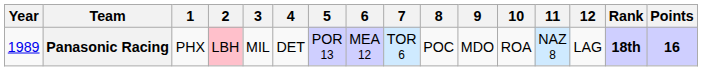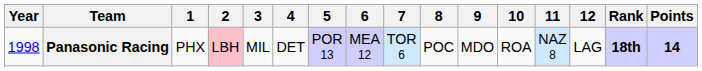(24, 47) 1989 -> (24, 47) 1998
(672, 47) 16 -> (672, 47) 14
